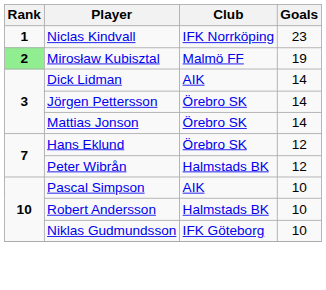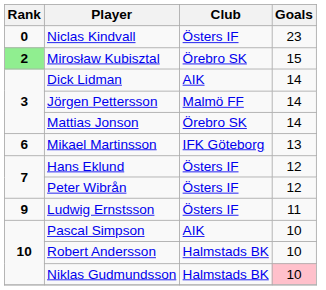(24, 36) 1 -> (24, 36) 0
(228, 36) IFK Norrköping -> (211, 36) Östers IF
(213, 58) Malmö FF -> (215, 58) Örebro SK
(299, 58) 19 -> (294, 58) 15
(215, 101) Örebro SK -> (213, 101) Malmö FF
+ row: (102, 144)
(215, 144) Örebro SK -> (211, 166) Östers IF
(226, 166) Halmstads BK -> (211, 187) Östers IF
+ row: (101, 209)
(223, 230) IFK Göteborg -> (226, 274) Halmstads BK
(299, 230) no background -> (294, 274) pink background
